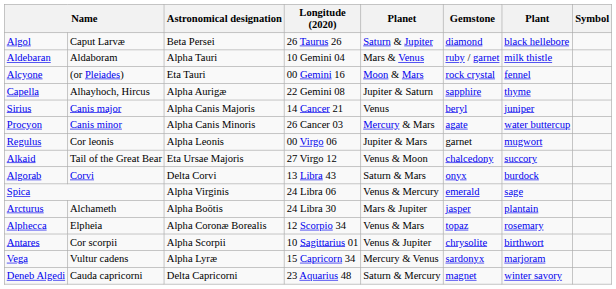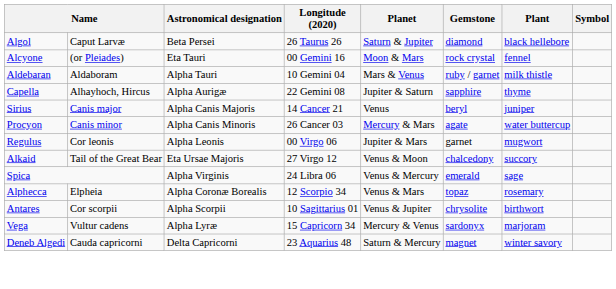rows swapped: (25, 74) <-> (29, 58)
- row: (24, 175)
- row: (25, 208)
